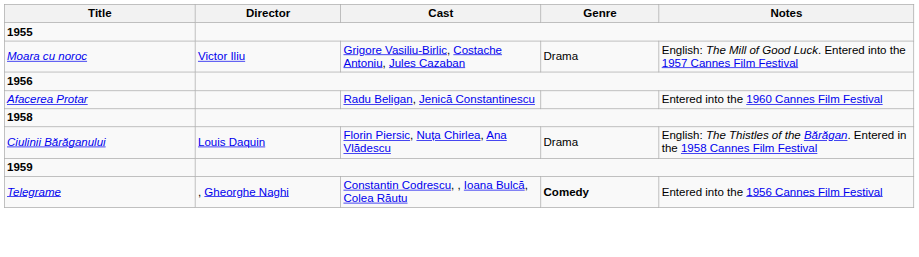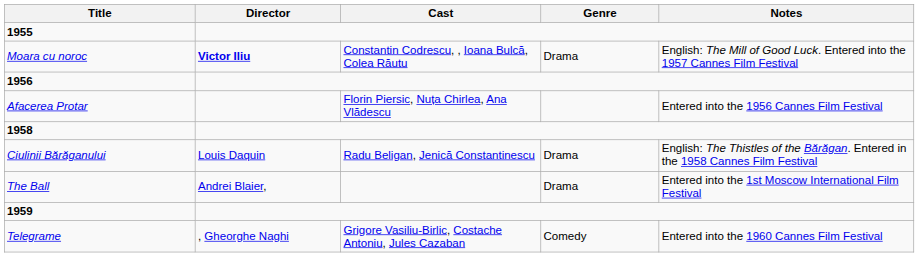(222, 56) normal -> (224, 56) bold
(423, 56) Grigore Vasiliu-Birlic, Costache Antoniu, Jules Cazaban -> (436, 56) Constantin Codrescu, , Ioana Bulcă, Colea Răutu
(439, 99) Radu Beligan, Jenică Constantinescu -> (425, 106) Florin Piersic, Nuța Chirlea, Ana Vlădescu
(772, 99) Entered into the 1960 Cannes Film Festival -> (772, 106) Entered into the 1956 Cannes Film Festival
(425, 142) Florin Piersic, Nuța Chirlea, Ana Vlădescu -> (439, 155) Radu Beligan, Jenică Constantinescu
+ row: (28, 186)
(436, 192) Constantin Codrescu, , Ioana Bulcă, Colea Răutu -> (423, 236) Grigore Vasiliu-Birlic, Costache Antoniu, Jules Cazaban
(566, 192) bold -> (565, 236) normal
(772, 192) Entered into the 1956 Cannes Film Festival -> (772, 236) Entered into the 1960 Cannes Film Festival
